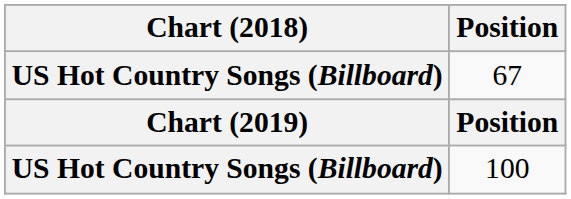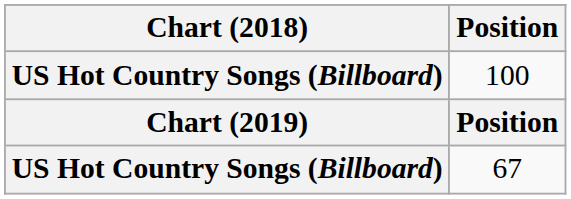rows swapped: (507, 168) <-> (507, 74)
